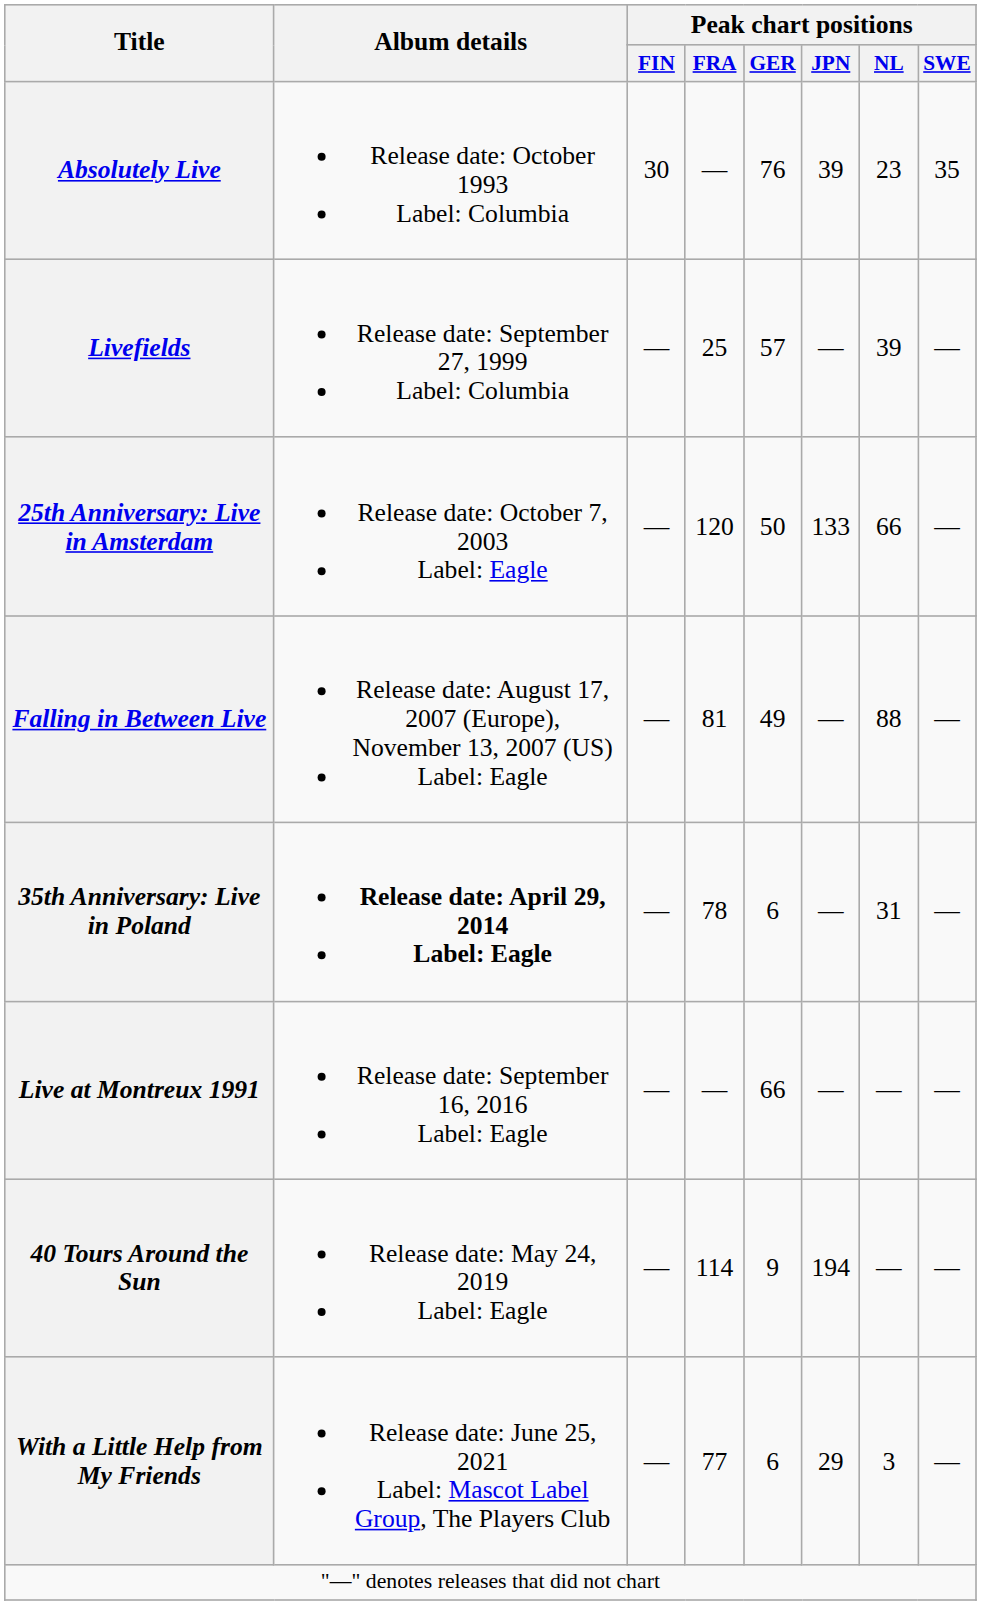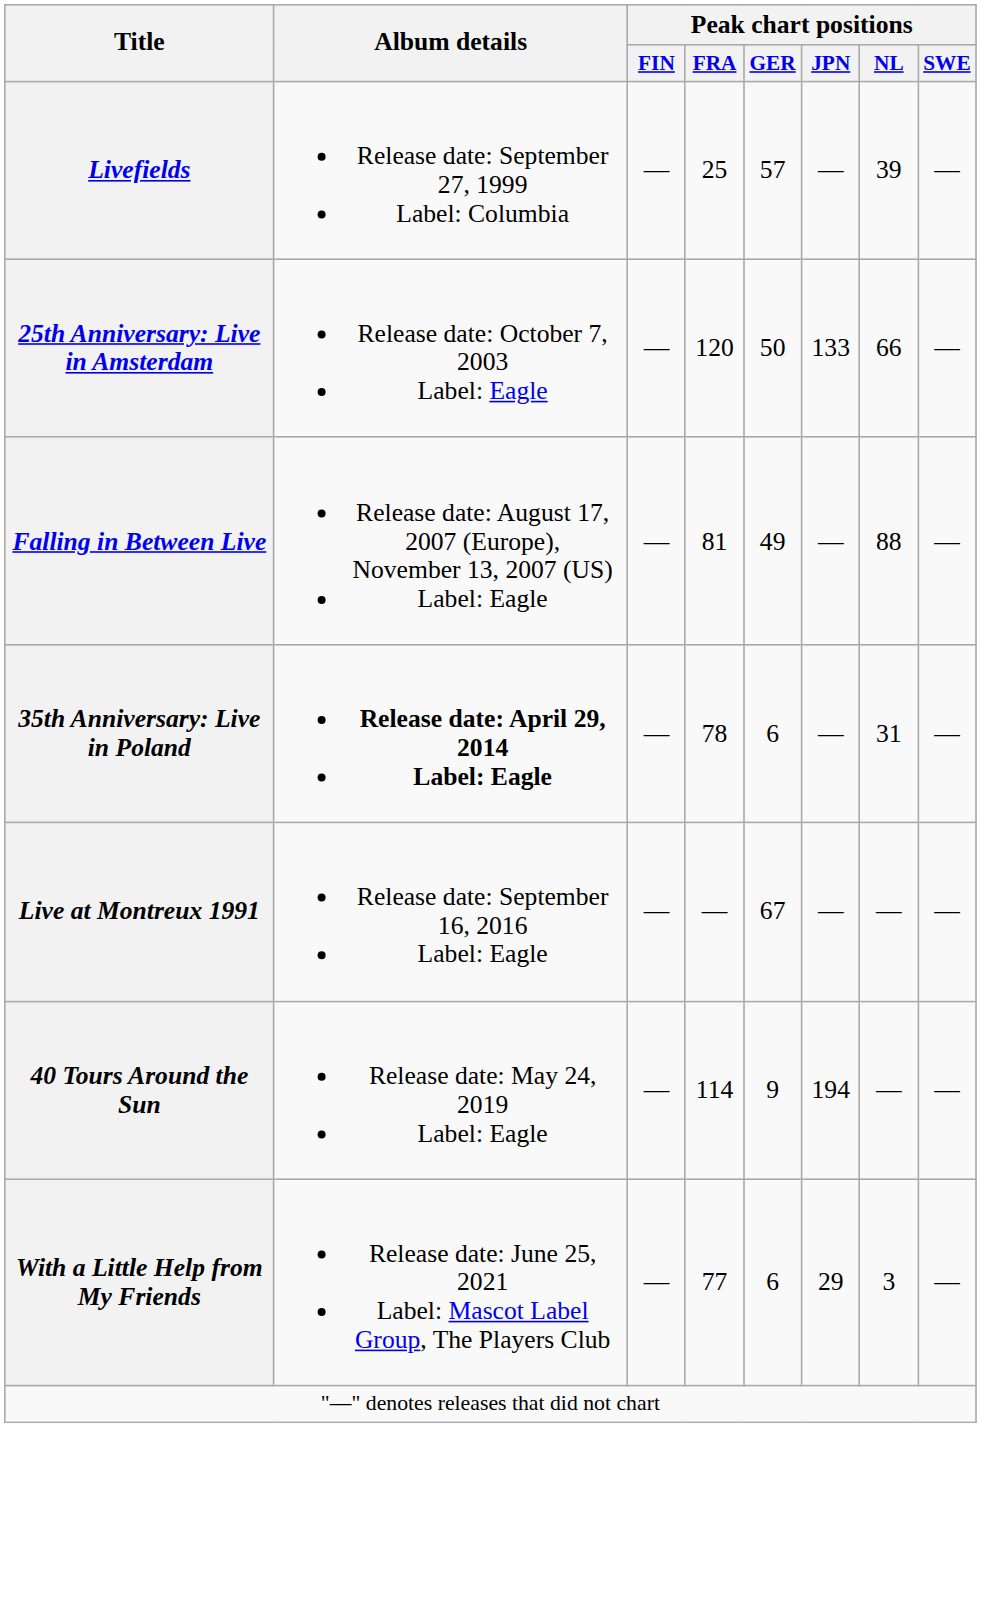- row: (139, 169)
(773, 1089) 66 -> (773, 911) 67
